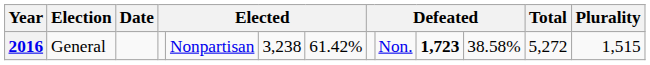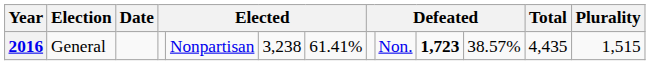(336, 45) 61.42% -> (336, 45) 61.41%
(494, 45) 38.58% -> (494, 45) 38.57%
(548, 45) 5,272 -> (548, 45) 4,435
